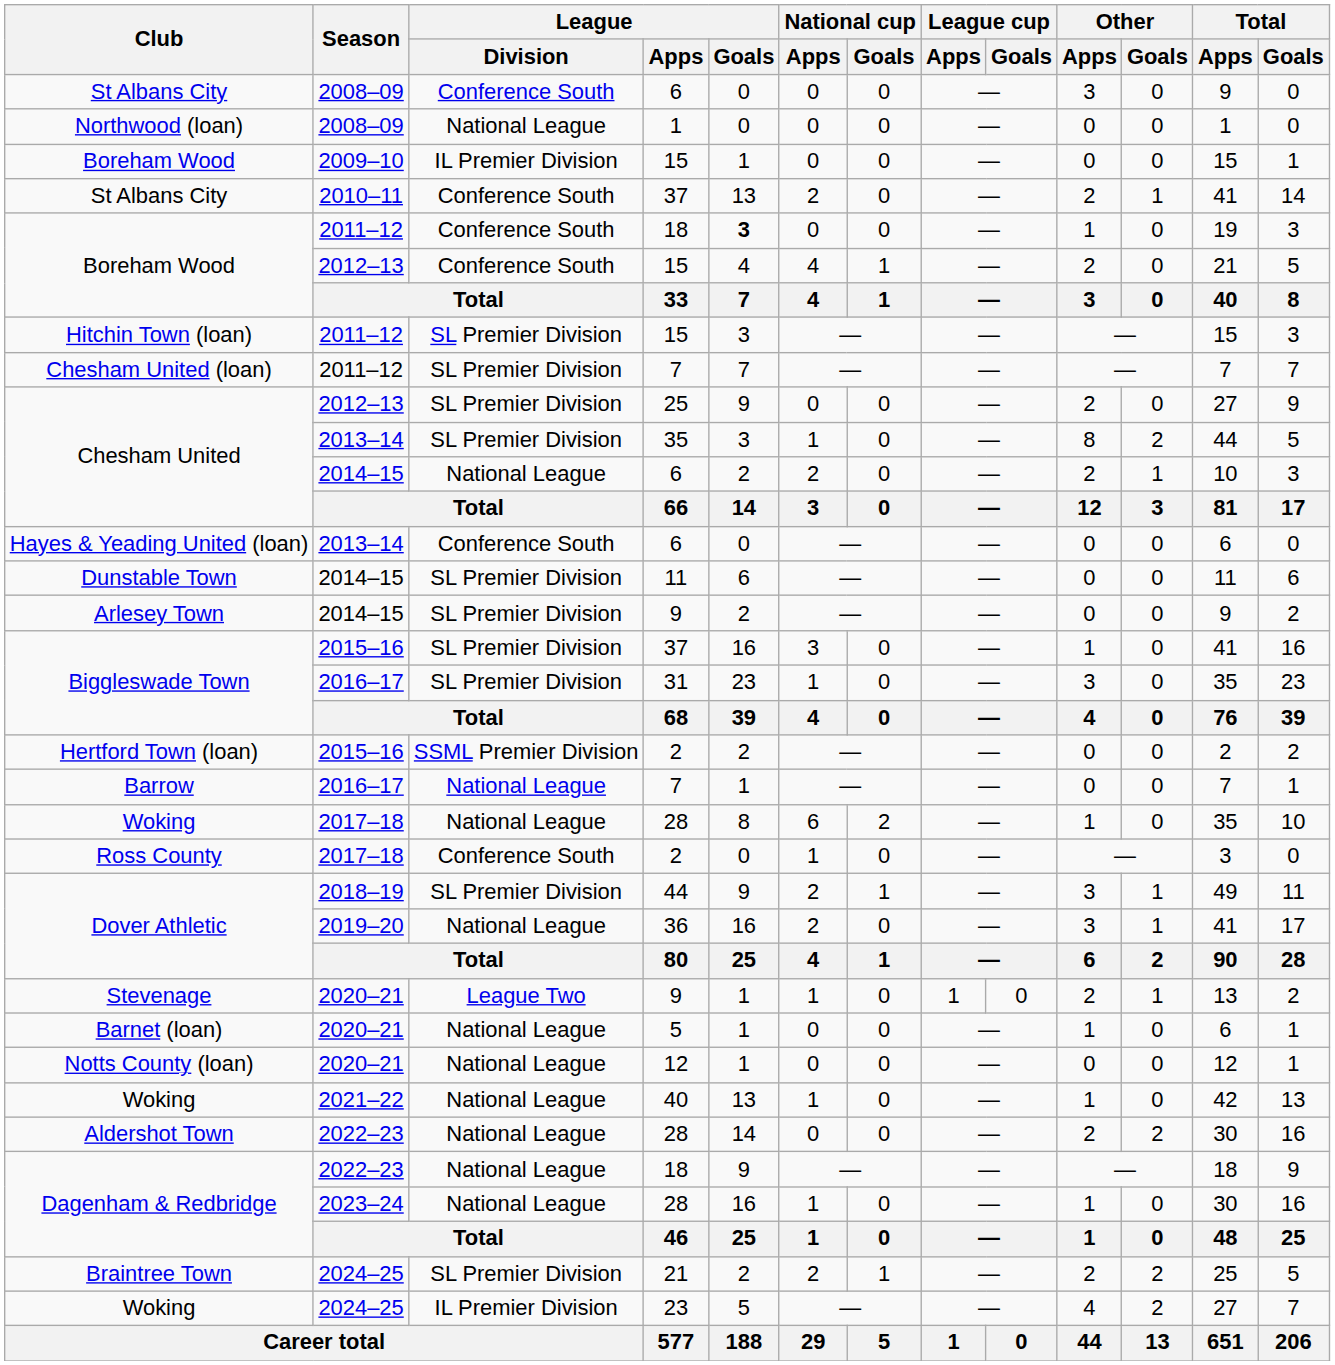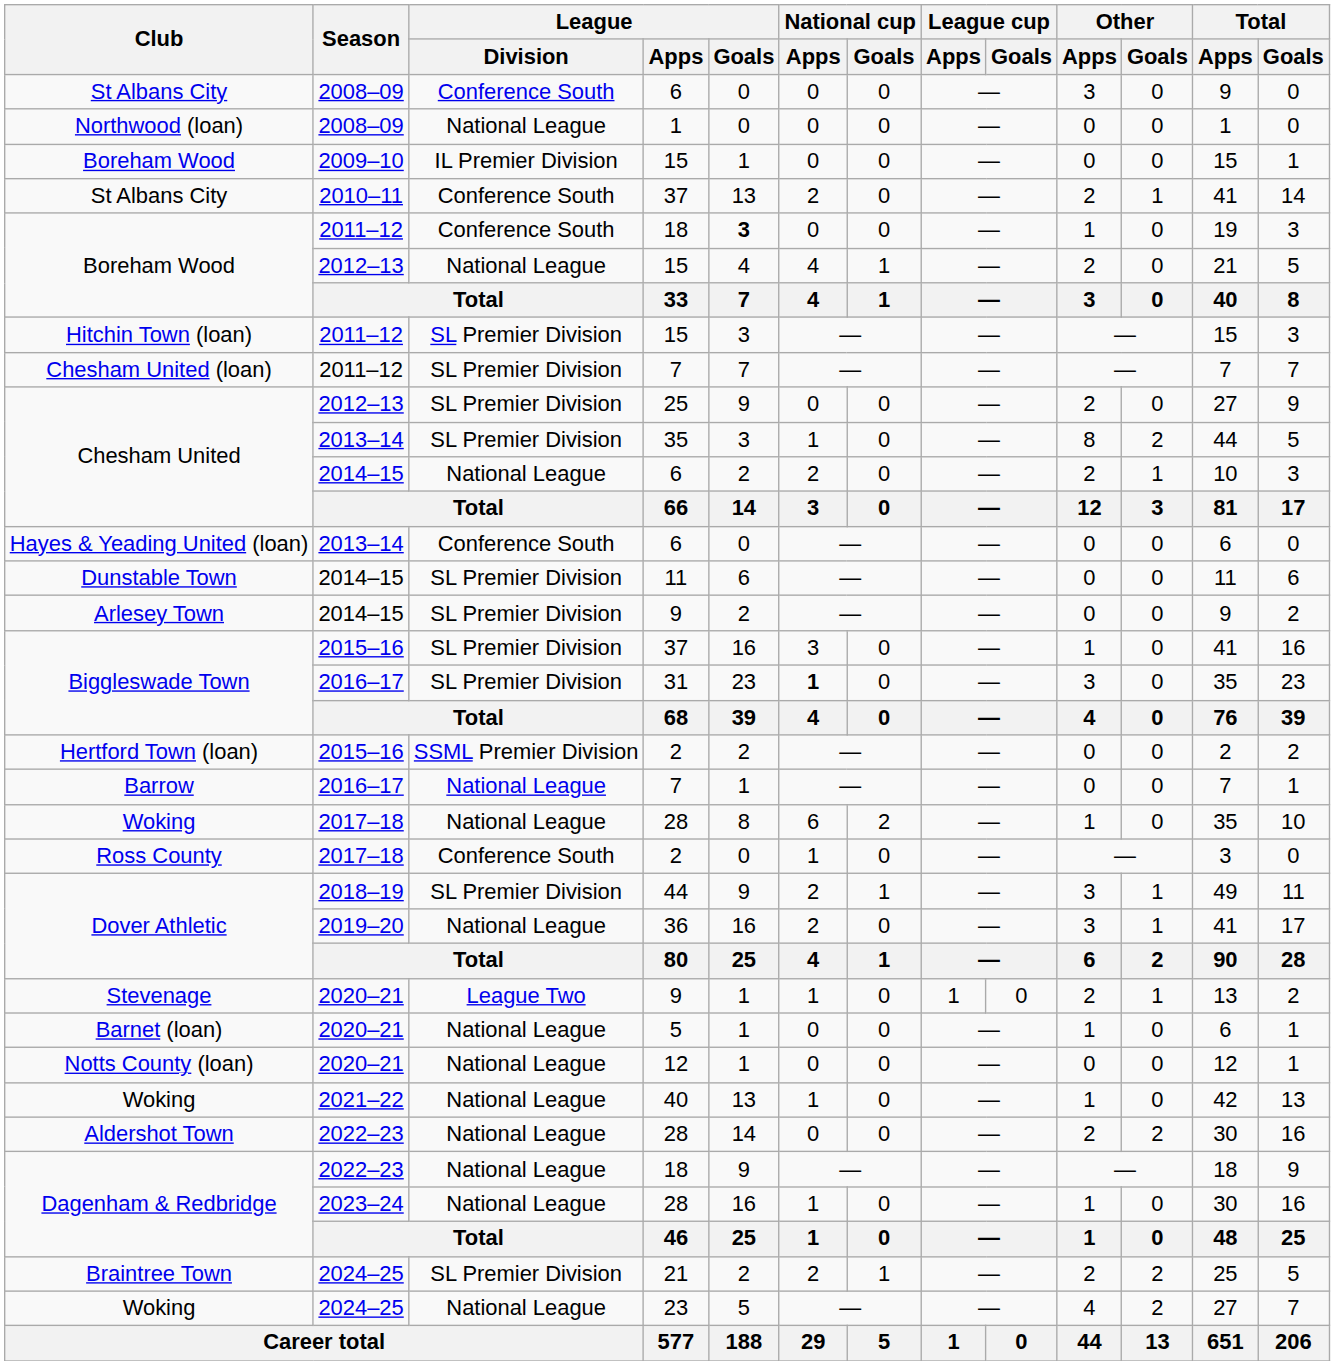(526, 265) Conference South -> (526, 265) National League
(813, 682) normal -> (813, 682) bold
(526, 1308) IL Premier Division -> (526, 1308) National League
